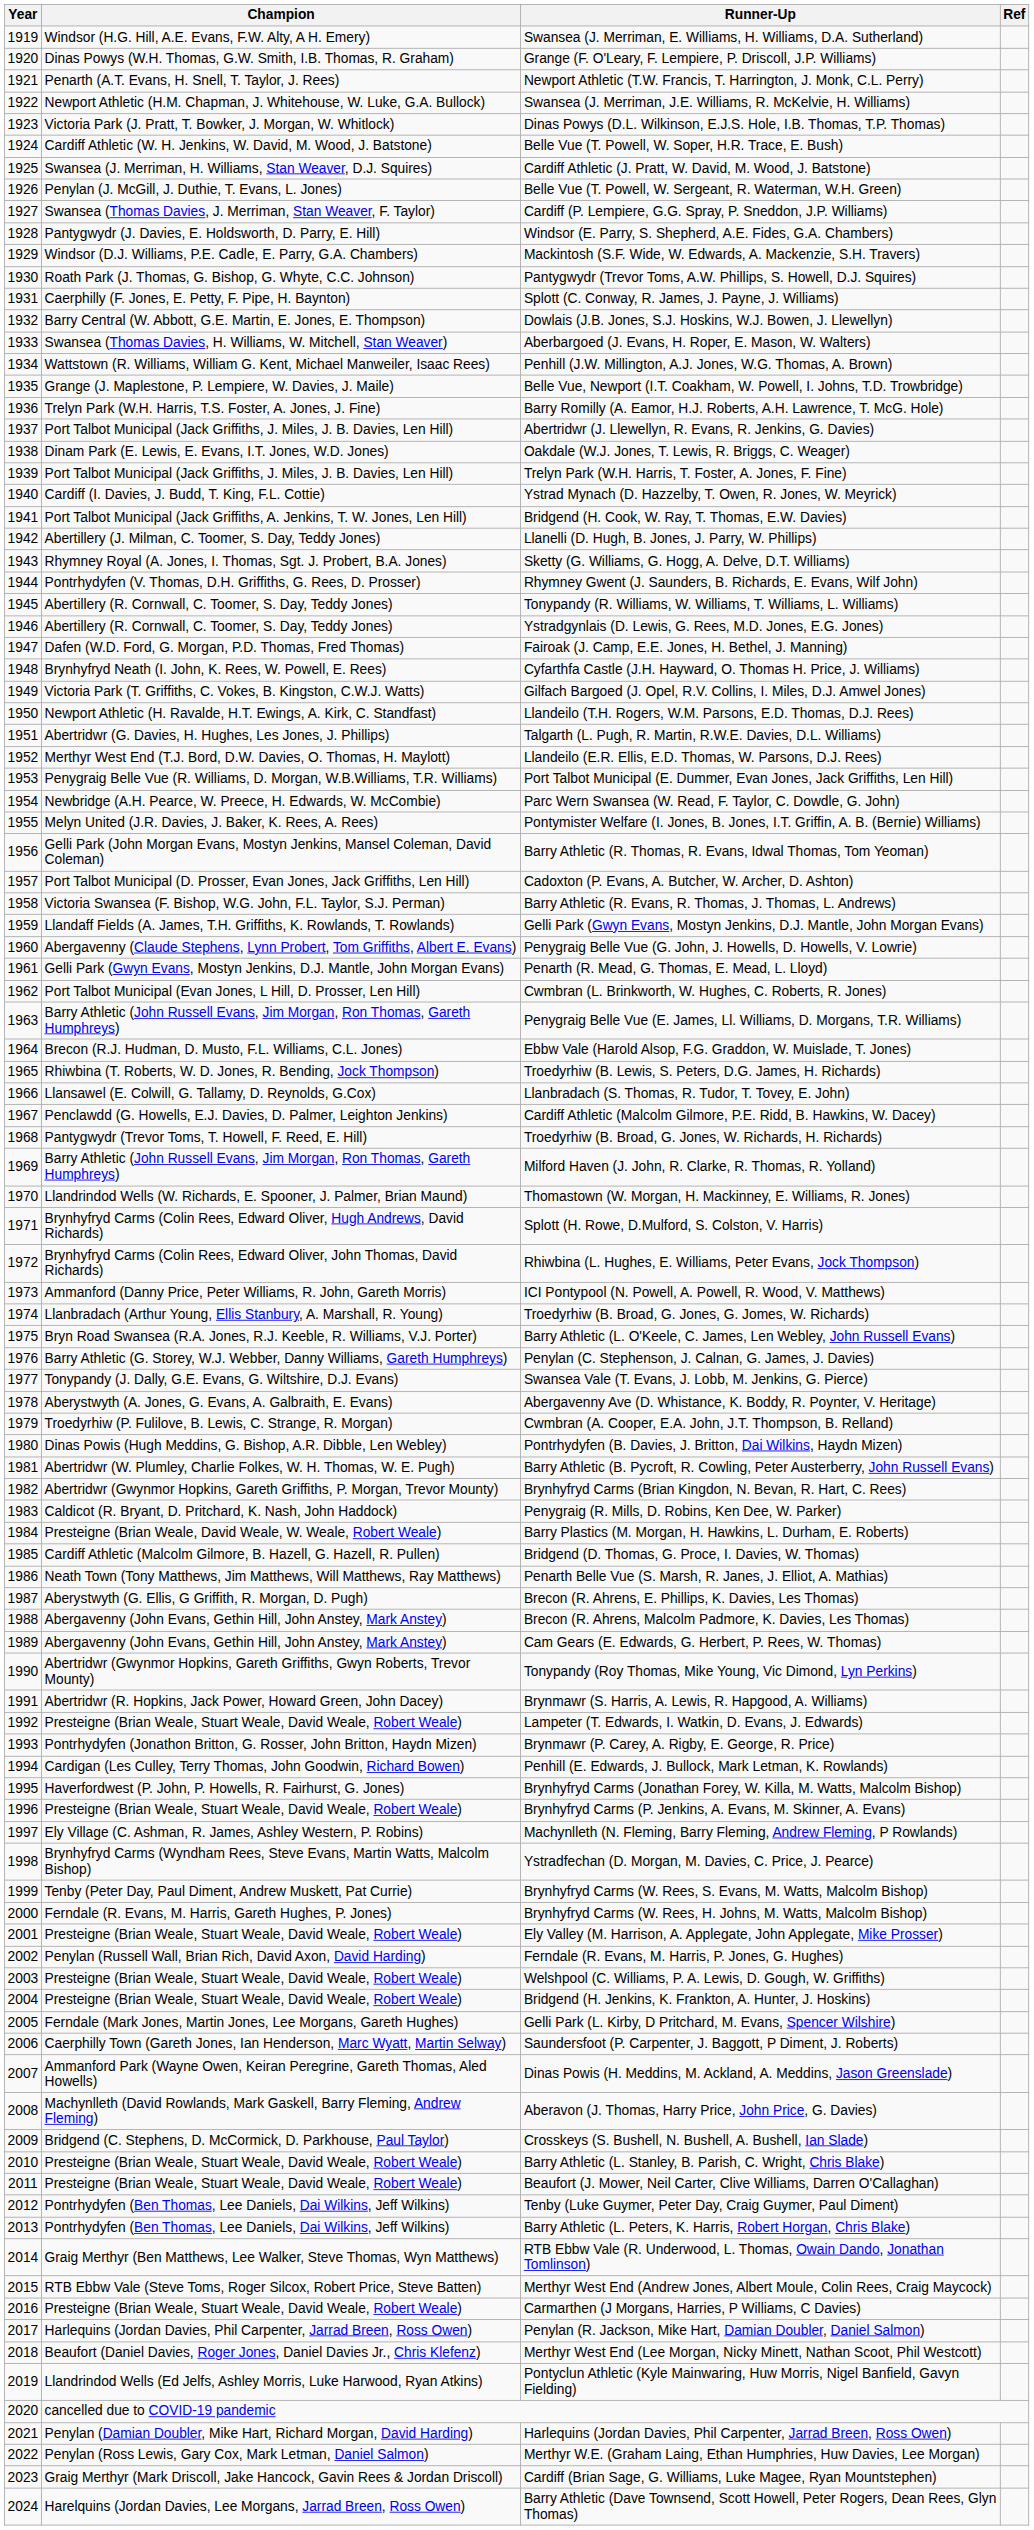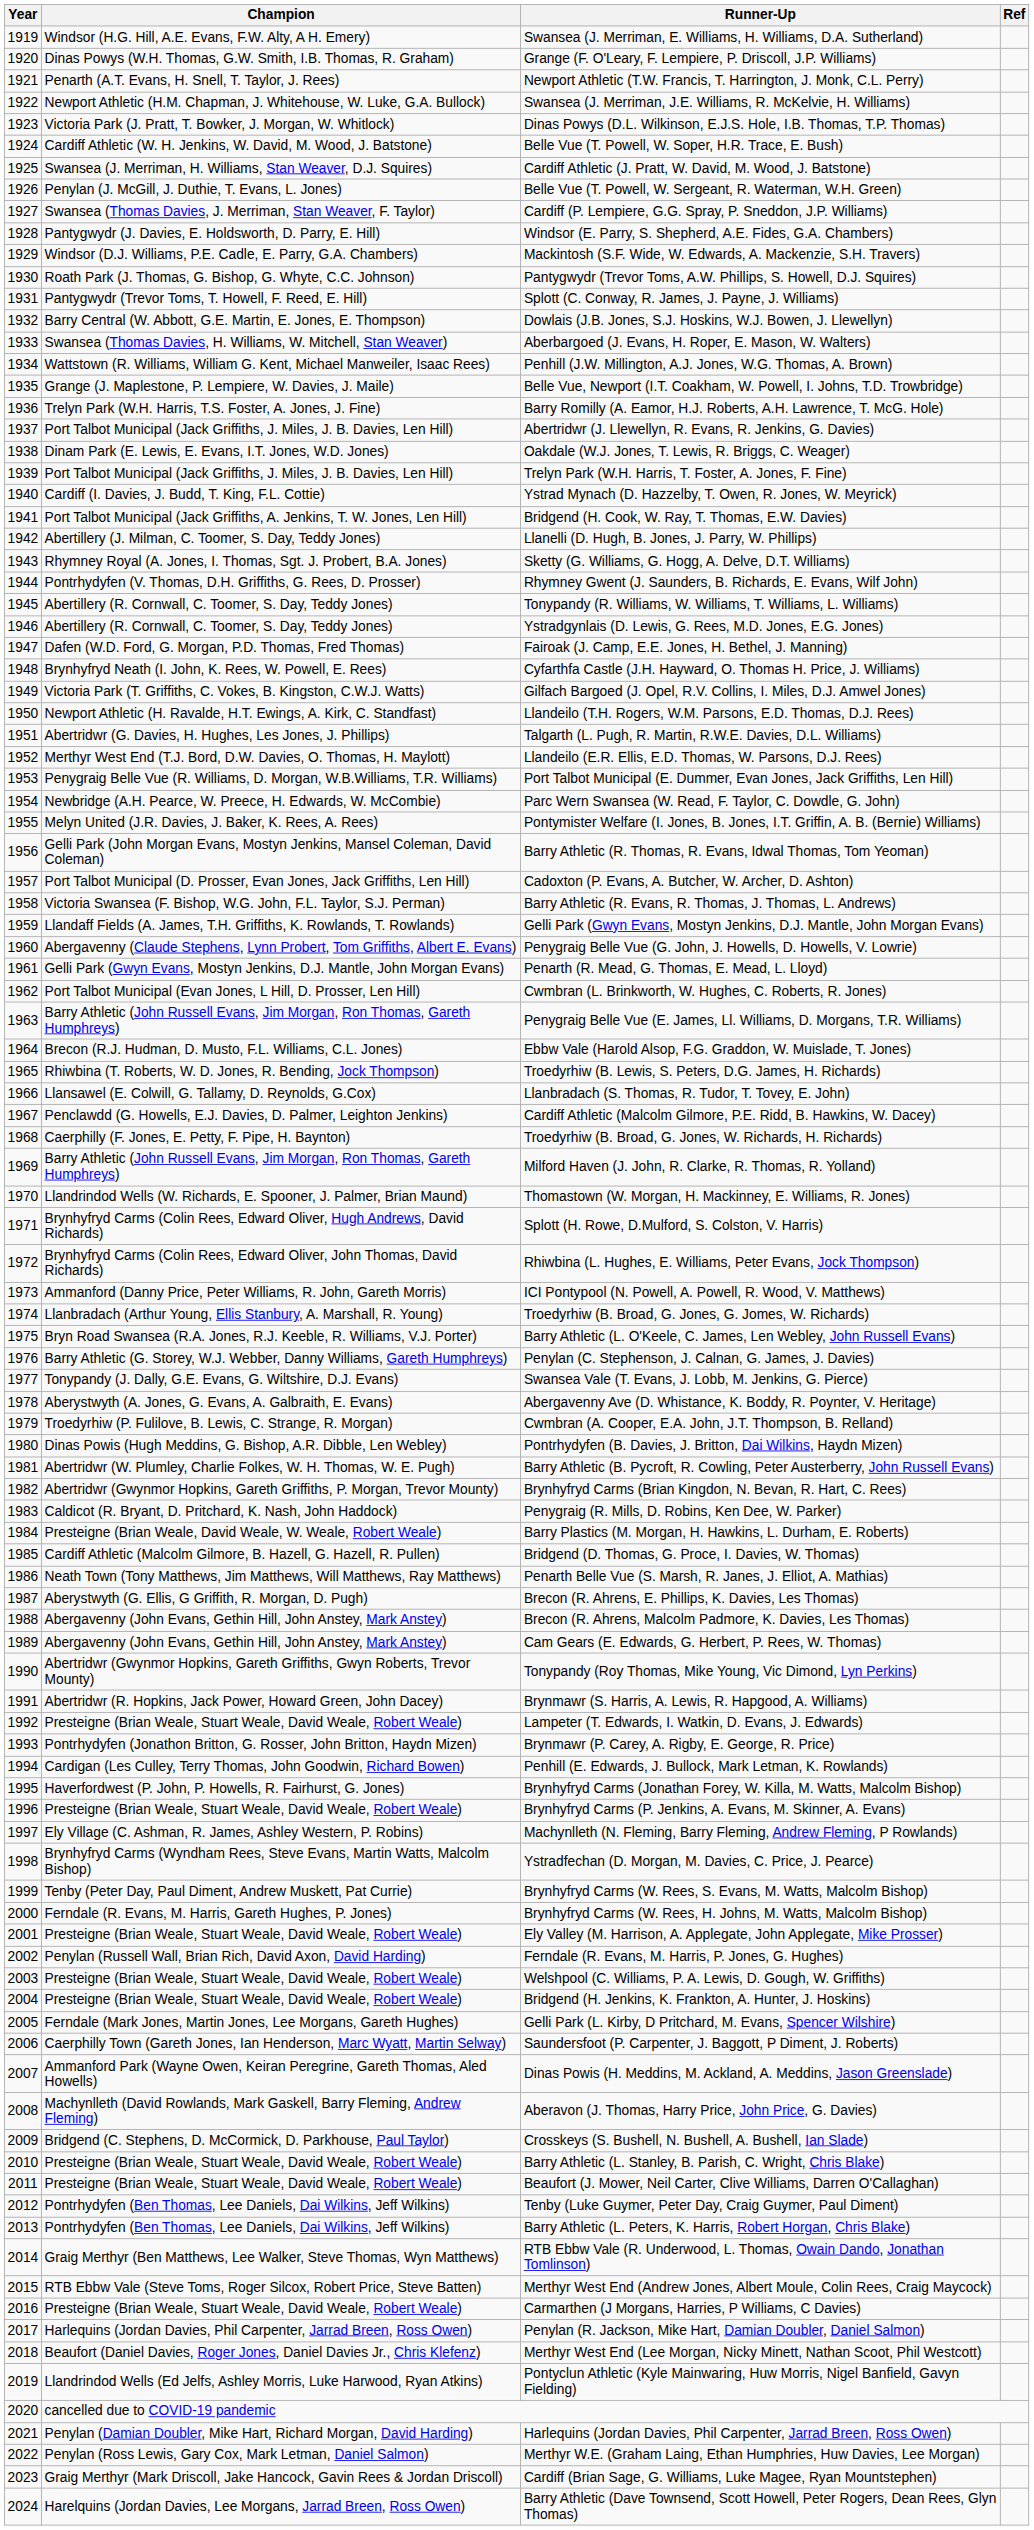(197, 299) Caerphilly (F. Jones, E. Petty, F. Pipe, H. Baynton) -> (206, 299) Pantygwydr (Trevor Toms, T. Howell, F. Reed, E. Hill)
(206, 1137) Pantygwydr (Trevor Toms, T. Howell, F. Reed, E. Hill) -> (197, 1137) Caerphilly (F. Jones, E. Petty, F. Pipe, H. Baynton)
